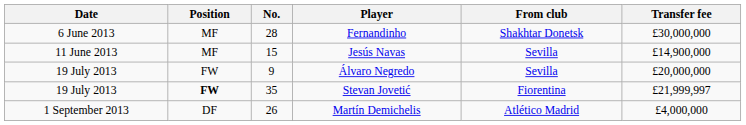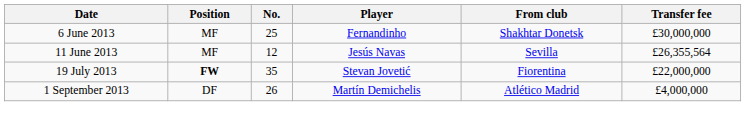(272, 33) 28 -> (272, 33) 25
(272, 52) 15 -> (272, 52) 12
(681, 52) £14,900,000 -> (681, 52) £26,355,564
- row: (377, 71)
(681, 90) £21,999,997 -> (681, 71) £22,000,000
